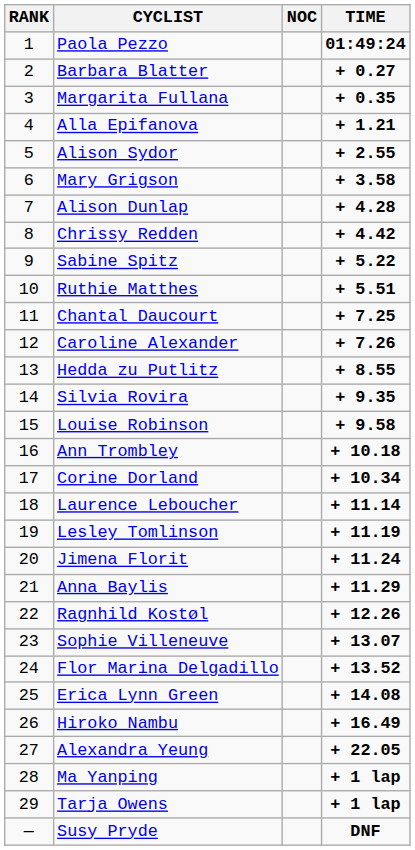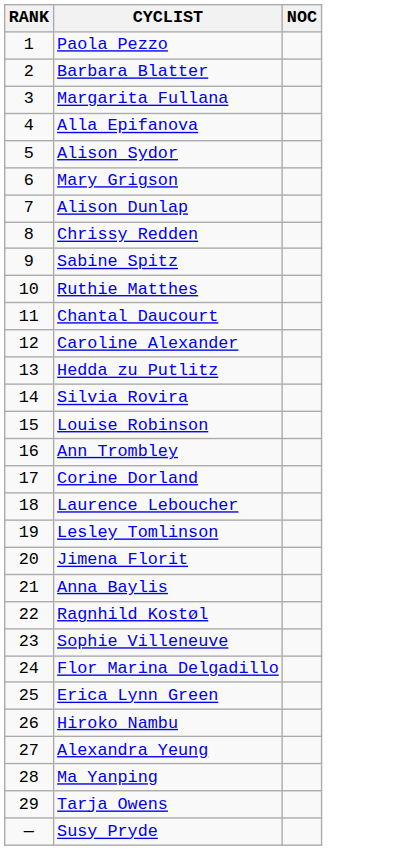- column: (365, 19)
